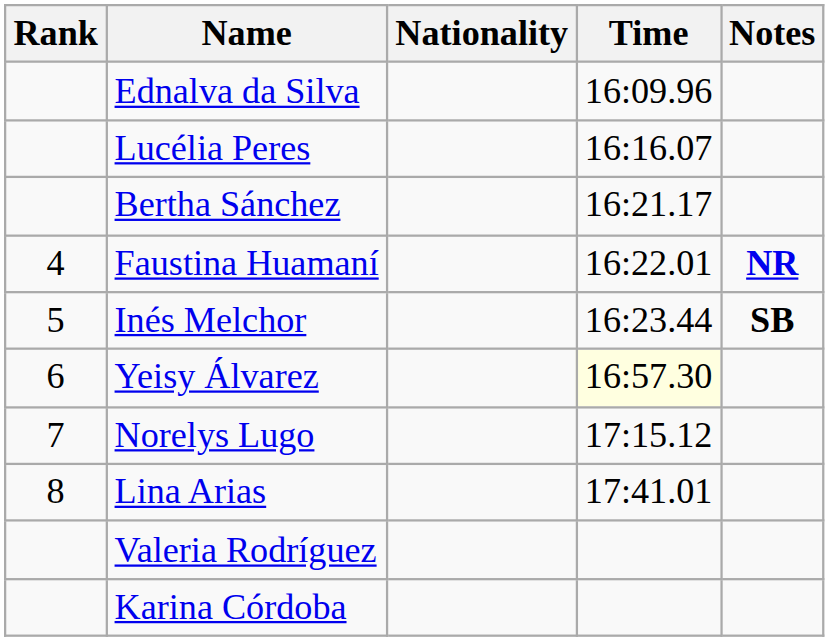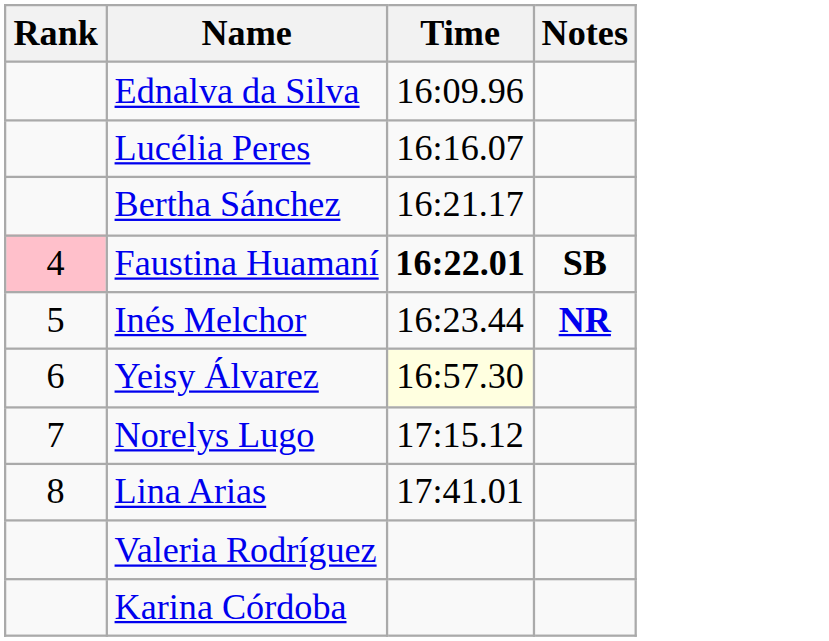- column: (482, 33)
(56, 262) no background -> (56, 262) pink background
(649, 262) normal -> (460, 262) bold
(772, 262) NR -> (585, 262) SB
(772, 319) SB -> (585, 319) NR
